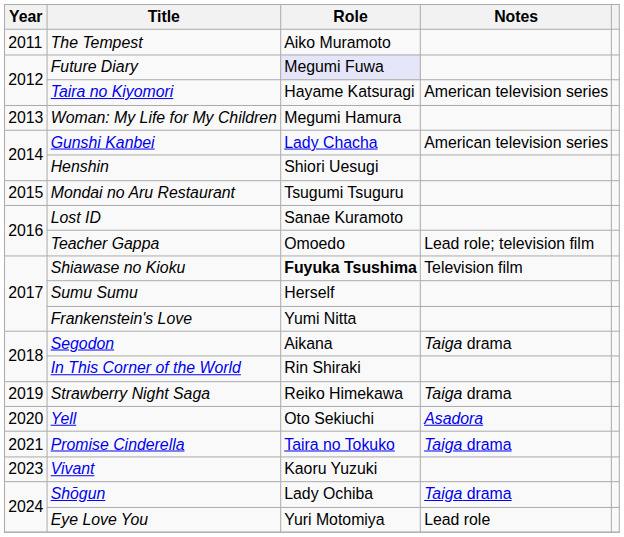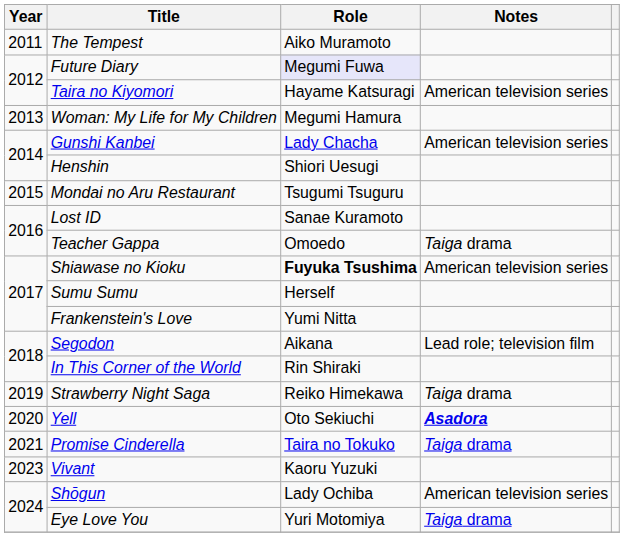(509, 243) Lead role; television film -> (468, 243) Taiga drama
(473, 268) Television film -> (516, 268) American television series
(468, 343) Taiga drama -> (509, 343) Lead role; television film
(454, 419) normal -> (456, 419) bold
(468, 494) Taiga drama -> (516, 494) American television series
(457, 519) Lead role -> (468, 519) Taiga drama
